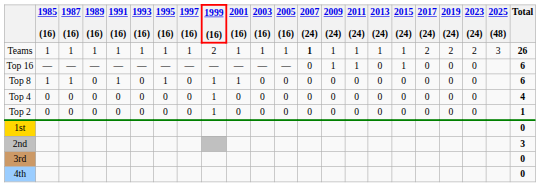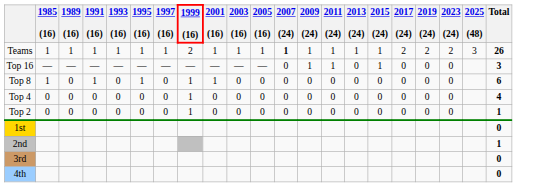- column: (71, 23)
(523, 66) 6 -> (499, 66) 3
(523, 143) 3 -> (499, 143) 1
